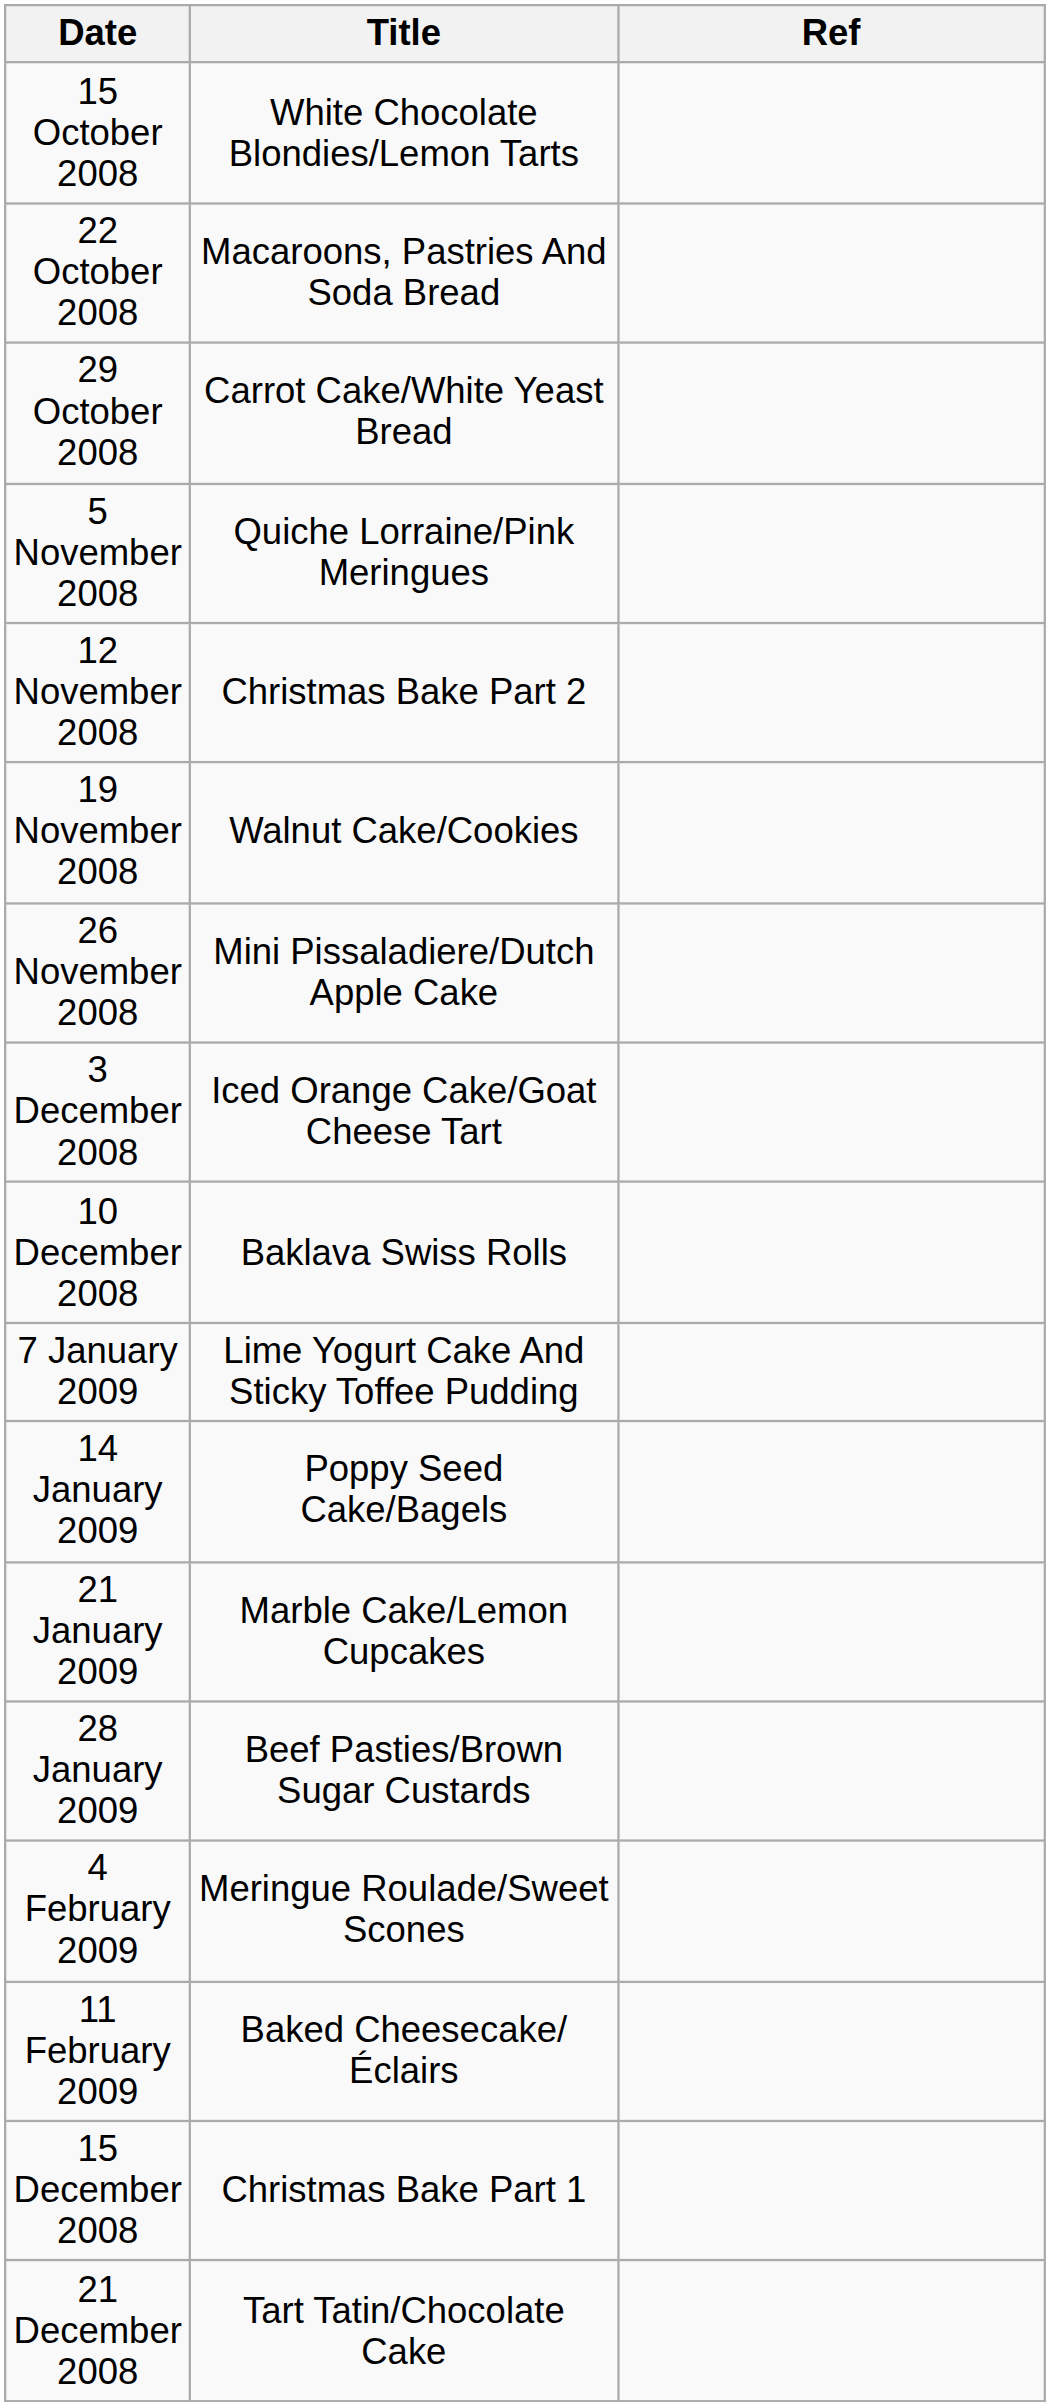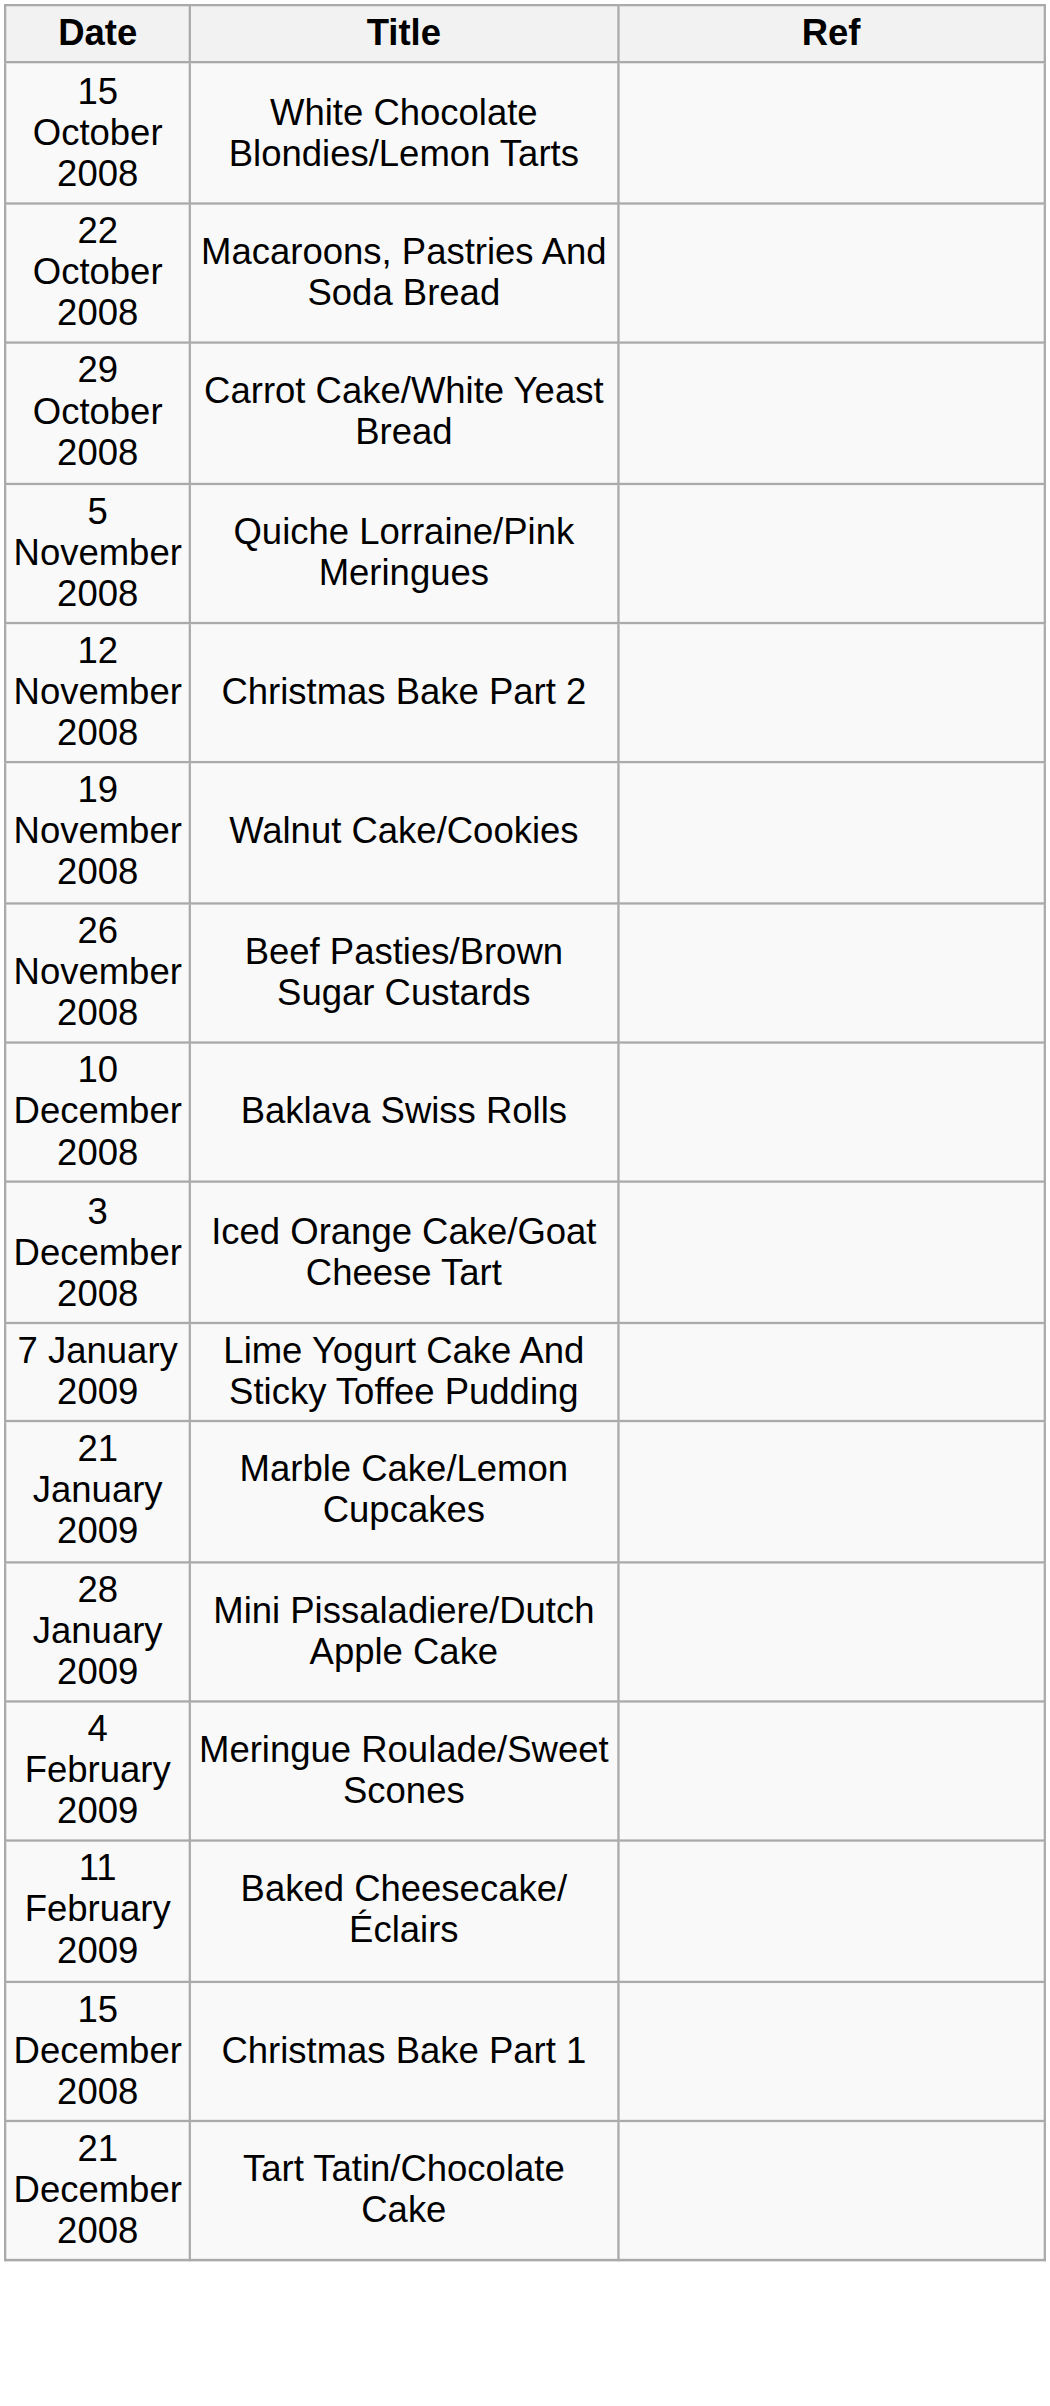(404, 971) Mini Pissaladiere/Dutch Apple Cake -> (404, 971) Beef Pasties/Brown Sugar Custards
rows swapped: (98, 1111) <-> (98, 1251)
- row: (98, 1490)
(404, 1770) Beef Pasties/Brown Sugar Custards -> (404, 1630) Mini Pissaladiere/Dutch Apple Cake
